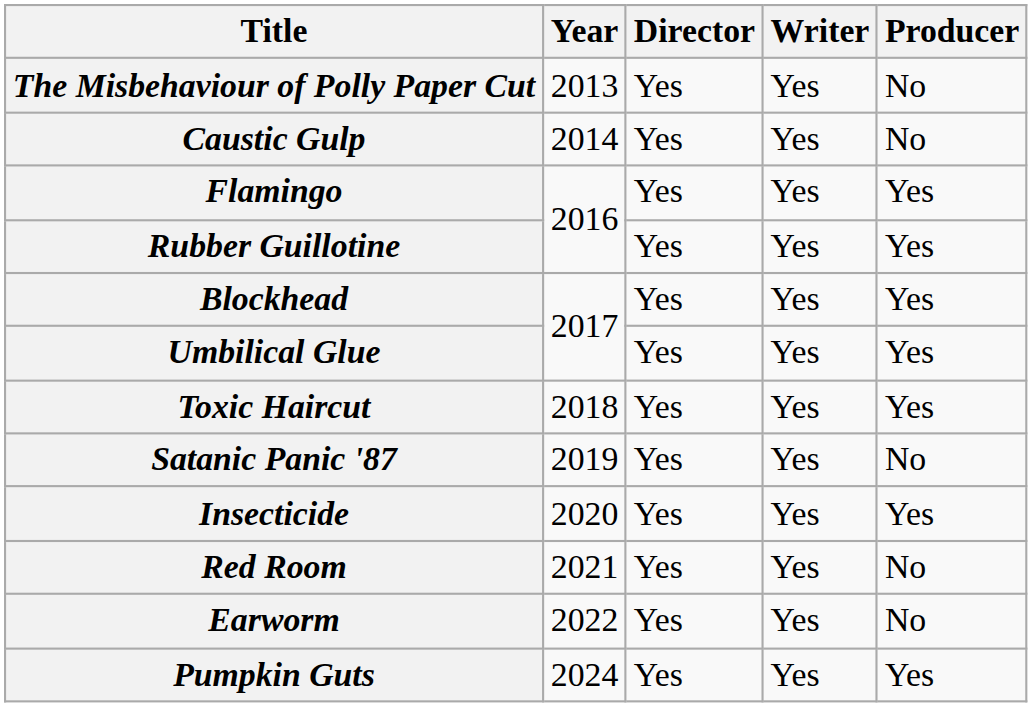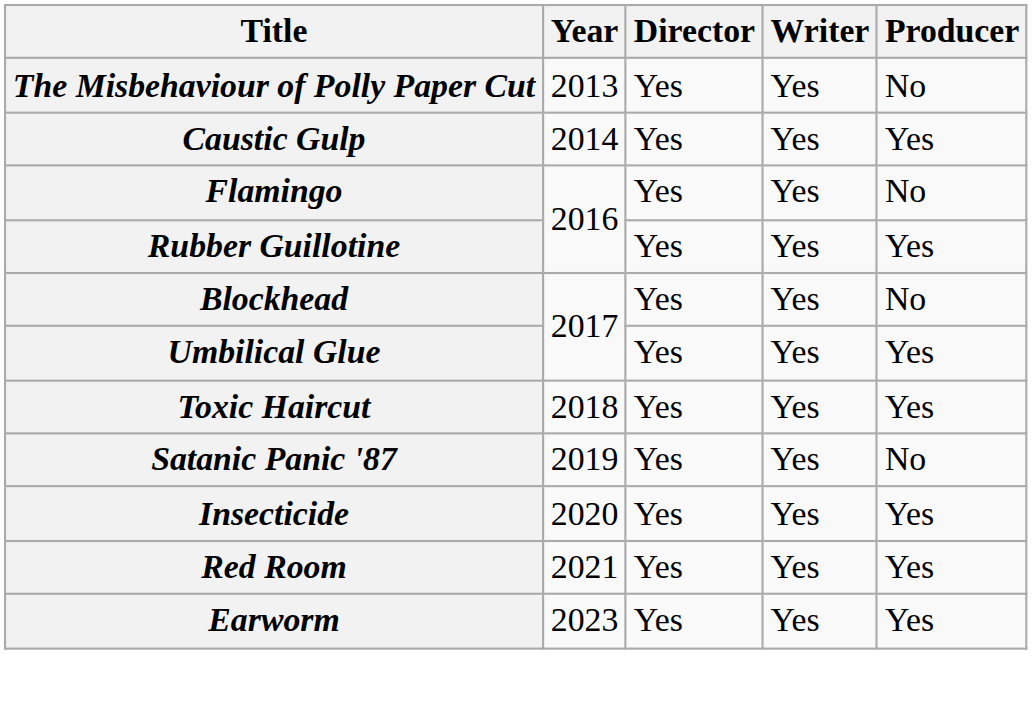(906, 138) No -> (909, 138) Yes
(909, 191) Yes -> (906, 191) No
(909, 298) Yes -> (906, 298) No
(906, 566) No -> (909, 566) Yes
(585, 620) 2022 -> (585, 620) 2023
(906, 620) No -> (909, 620) Yes
- row: (274, 673)
